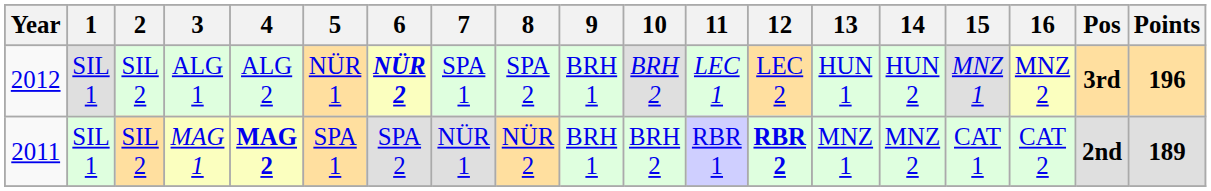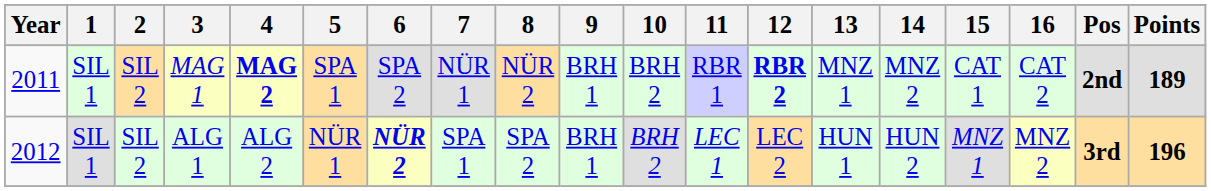rows swapped: (197, 150) <-> (197, 80)
